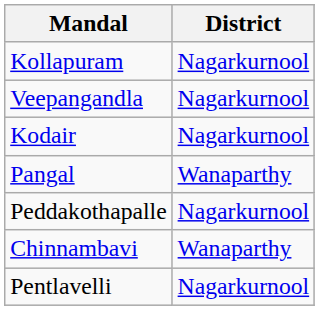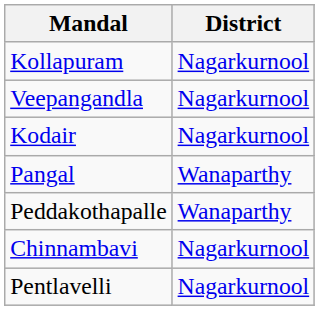(243, 211) Nagarkurnool -> (235, 211) Wanaparthy
(235, 248) Wanaparthy -> (243, 248) Nagarkurnool
